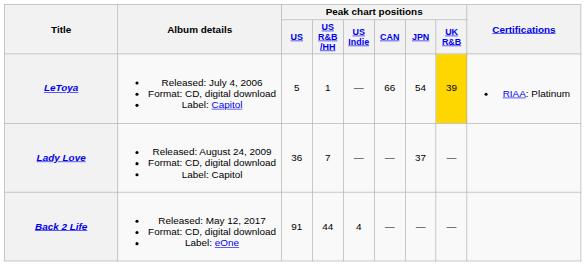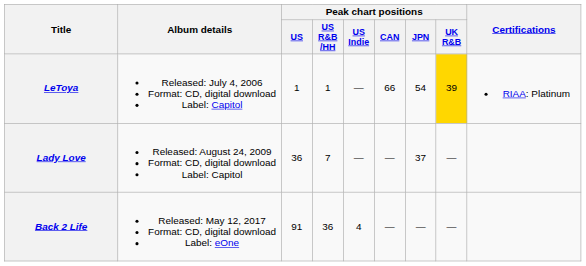(297, 88) 5 -> (297, 88) 1
(328, 226) 44 -> (328, 226) 36
